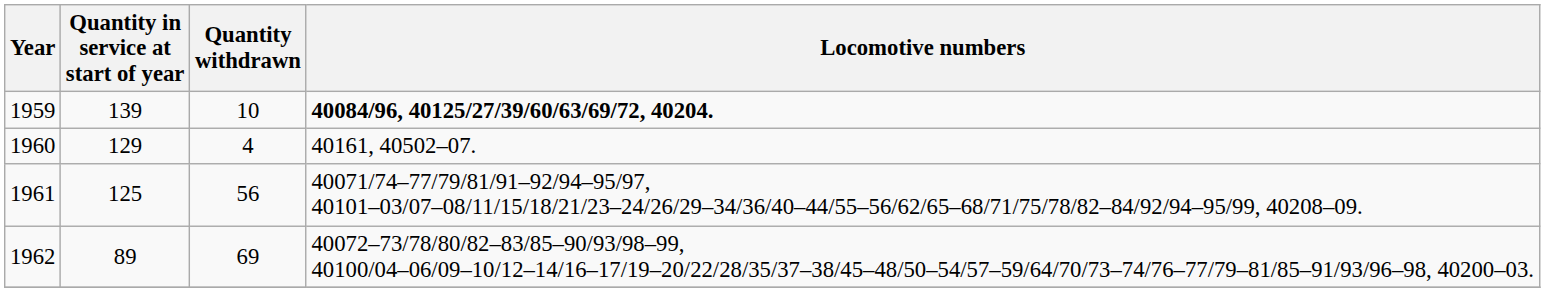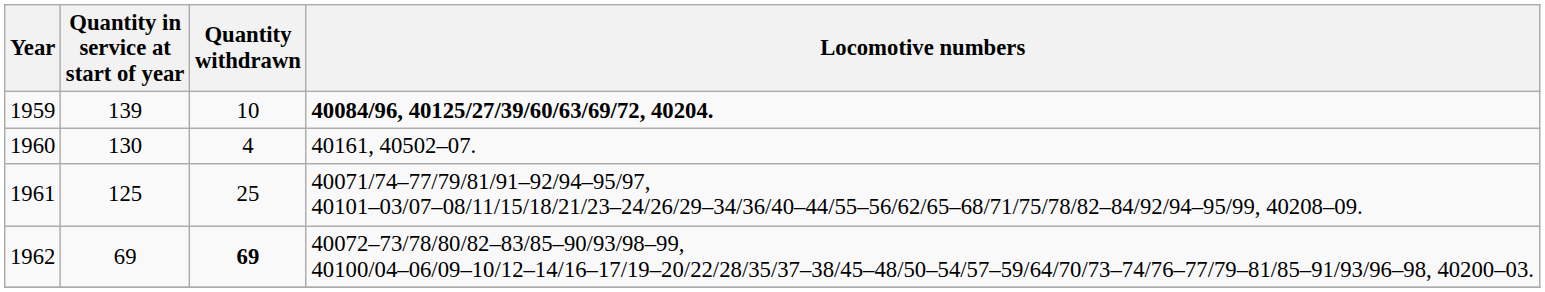(125, 145) 129 -> (125, 145) 130
(248, 194) 56 -> (248, 194) 25
(125, 256) 89 -> (125, 256) 69
(248, 256) normal -> (248, 256) bold
